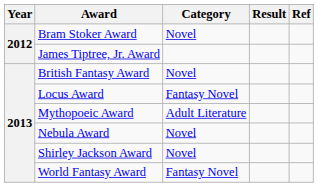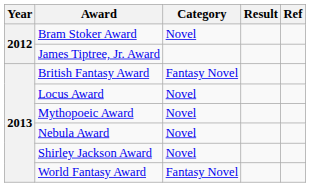(181, 73) Novel -> (202, 73) Fantasy Novel
(202, 93) Fantasy Novel -> (181, 93) Novel
(206, 113) Adult Literature -> (181, 113) Novel
